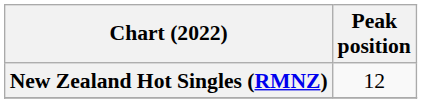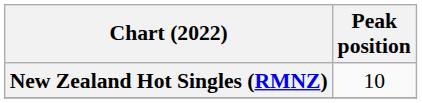(374, 80) 12 -> (374, 80) 10
